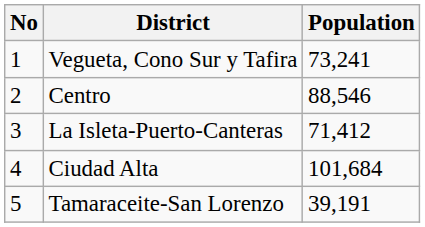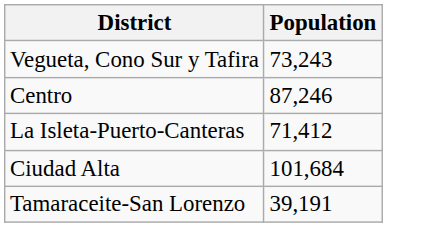- column: (24, 22)
(339, 58) 73,241 -> (301, 58) 73,243
(339, 95) 88,546 -> (301, 95) 87,246
